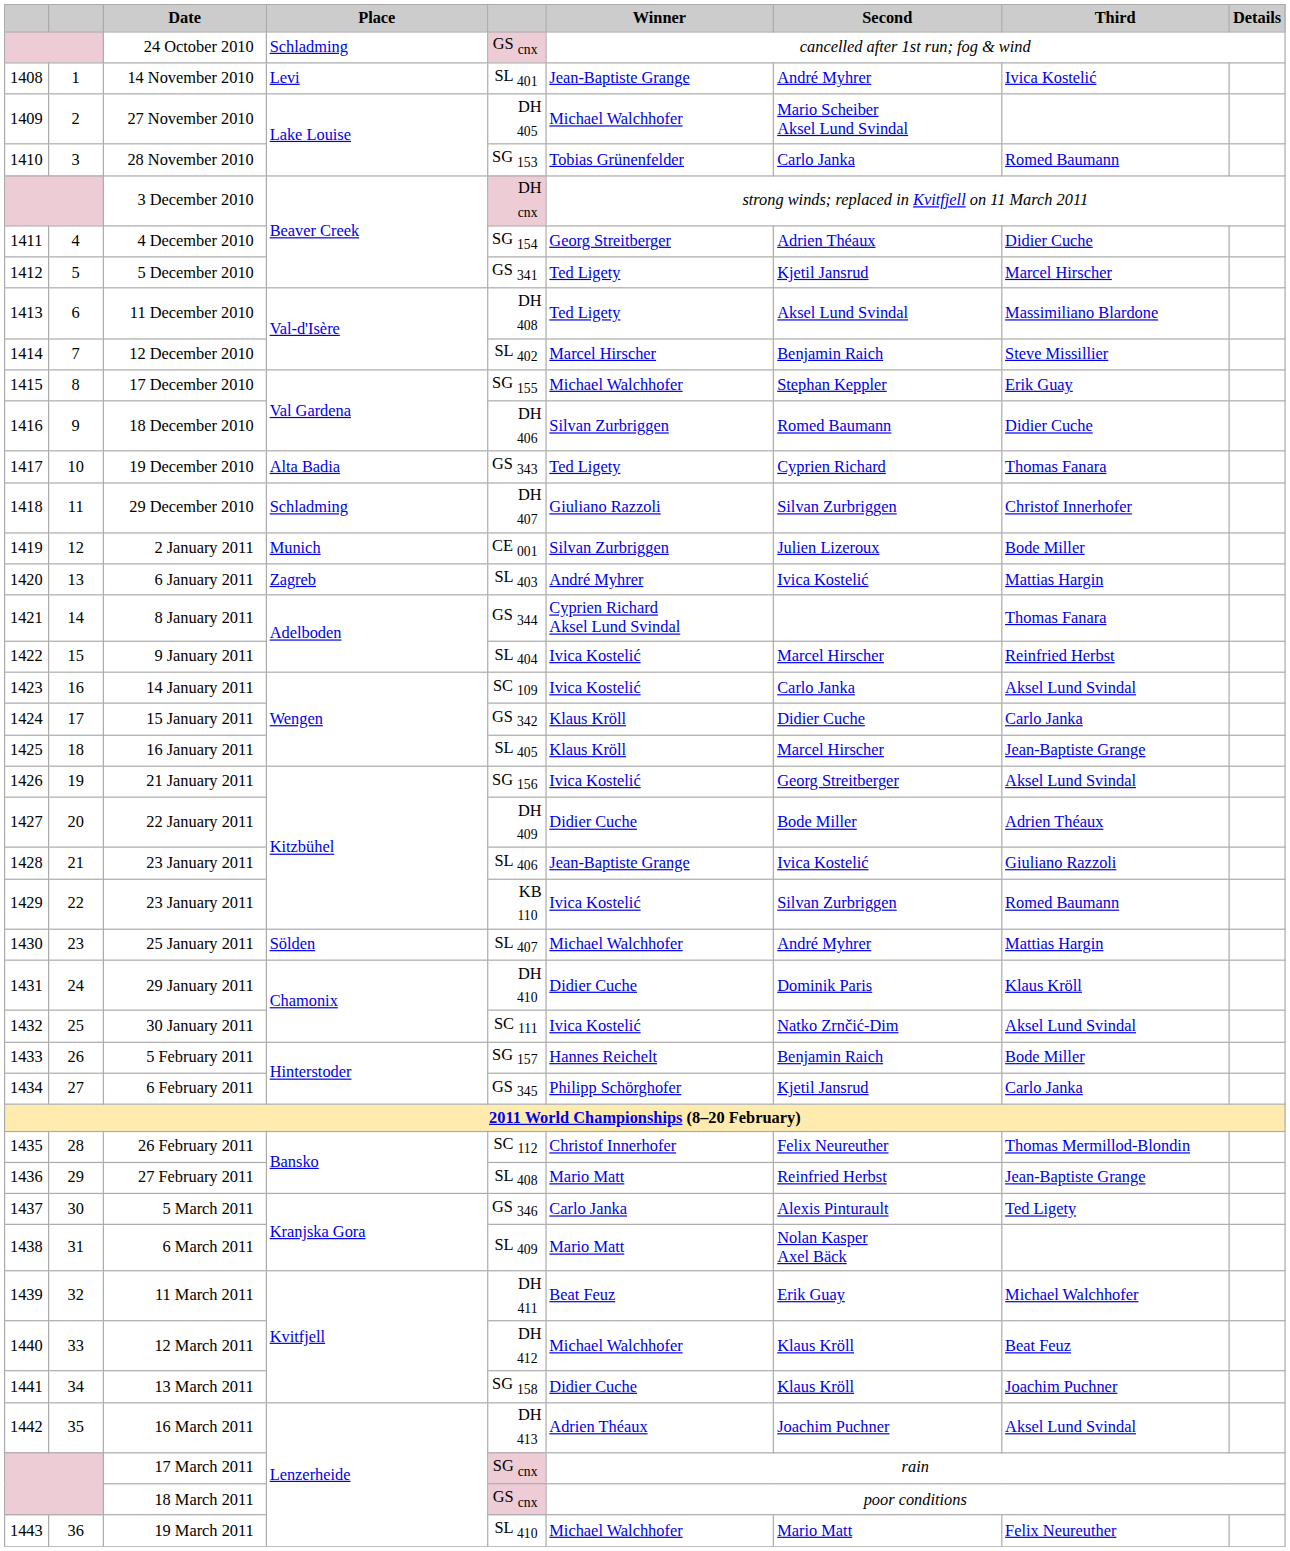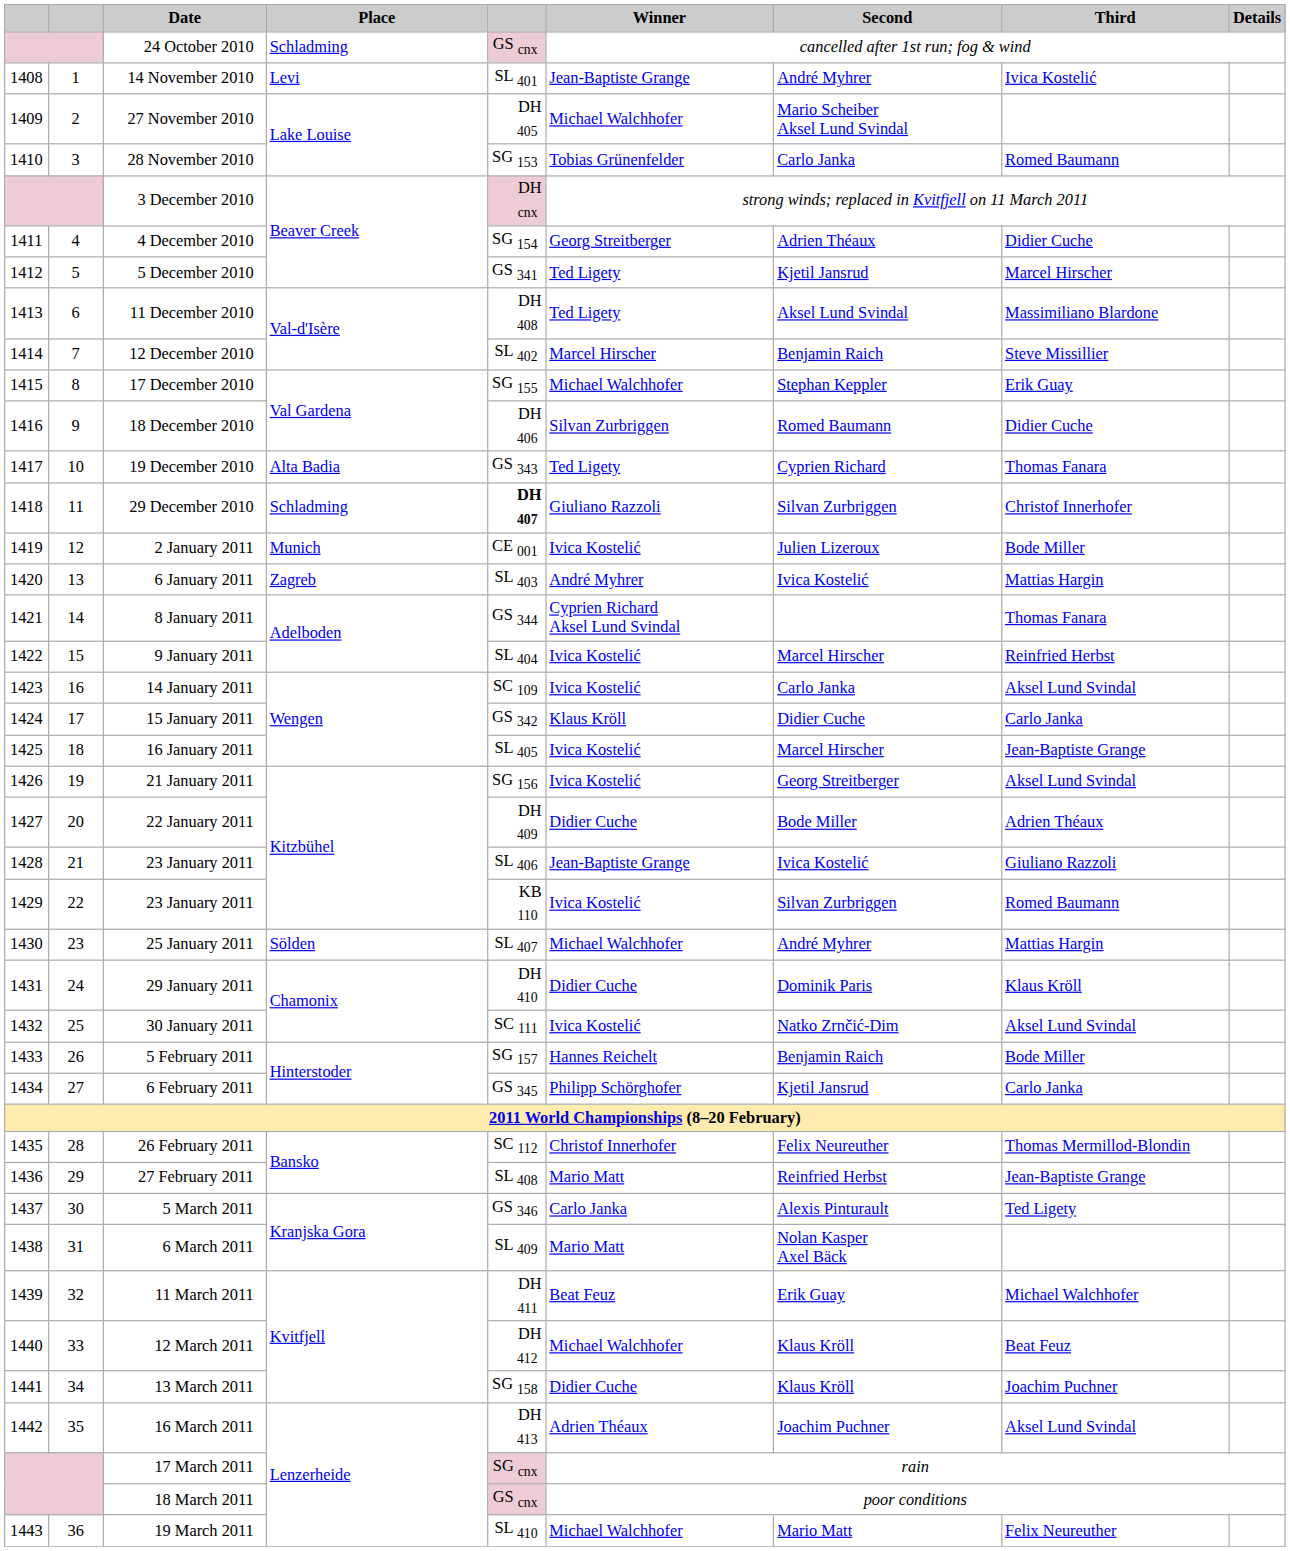(529, 506) normal -> (529, 506) bold
(609, 547) Silvan Zurbriggen -> (595, 547) Ivica Kostelić
(588, 749) Klaus Kröll -> (595, 749) Ivica Kostelić
